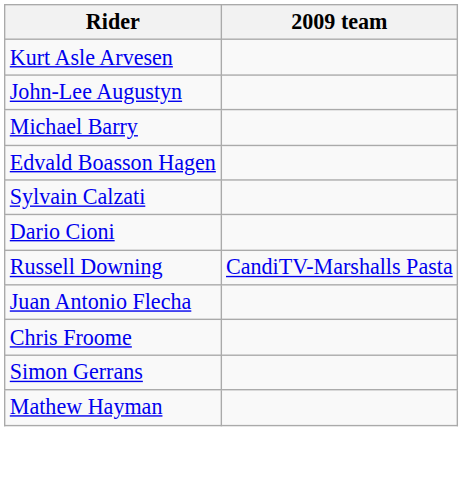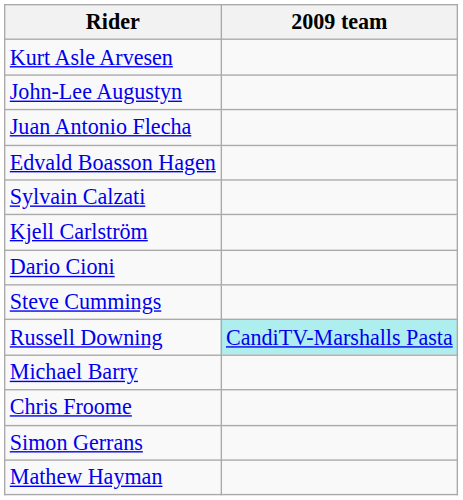rows swapped: (74, 127) <-> (101, 302)
+ row: (79, 232)
+ row: (86, 302)
(339, 267) no background -> (339, 337) paleturquoise background
